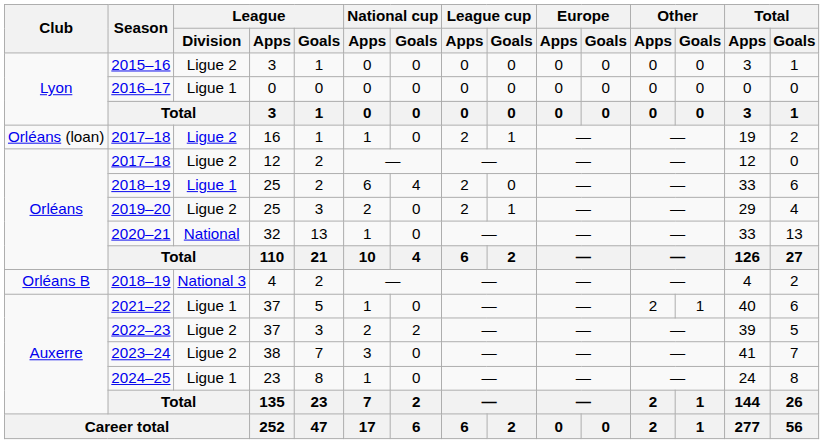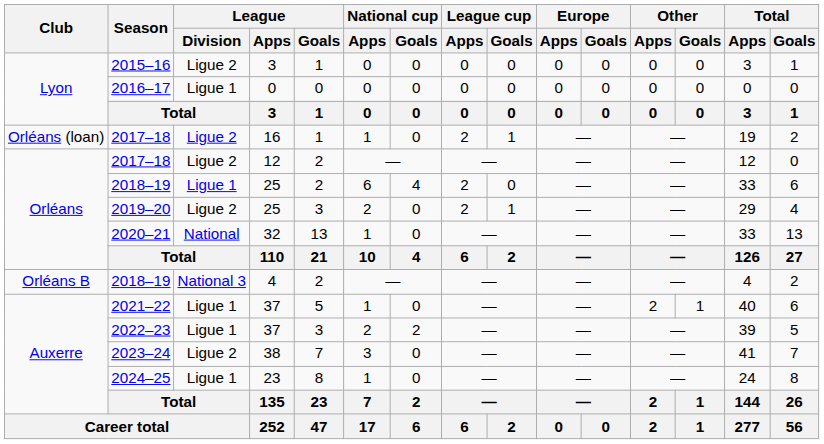(212, 329) Ligue 2 -> (212, 329) Ligue 1
